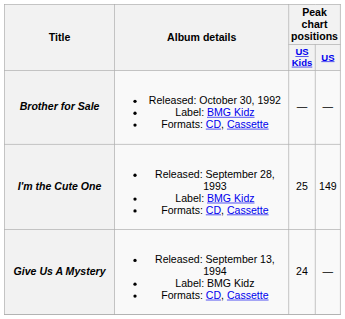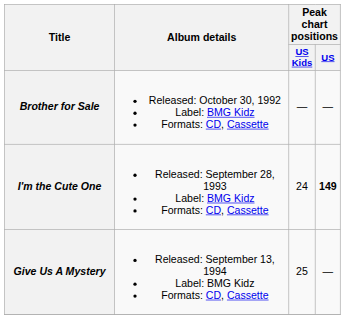(302, 186) 25 -> (302, 186) 24
(328, 186) normal -> (328, 186) bold
(302, 272) 24 -> (302, 272) 25
